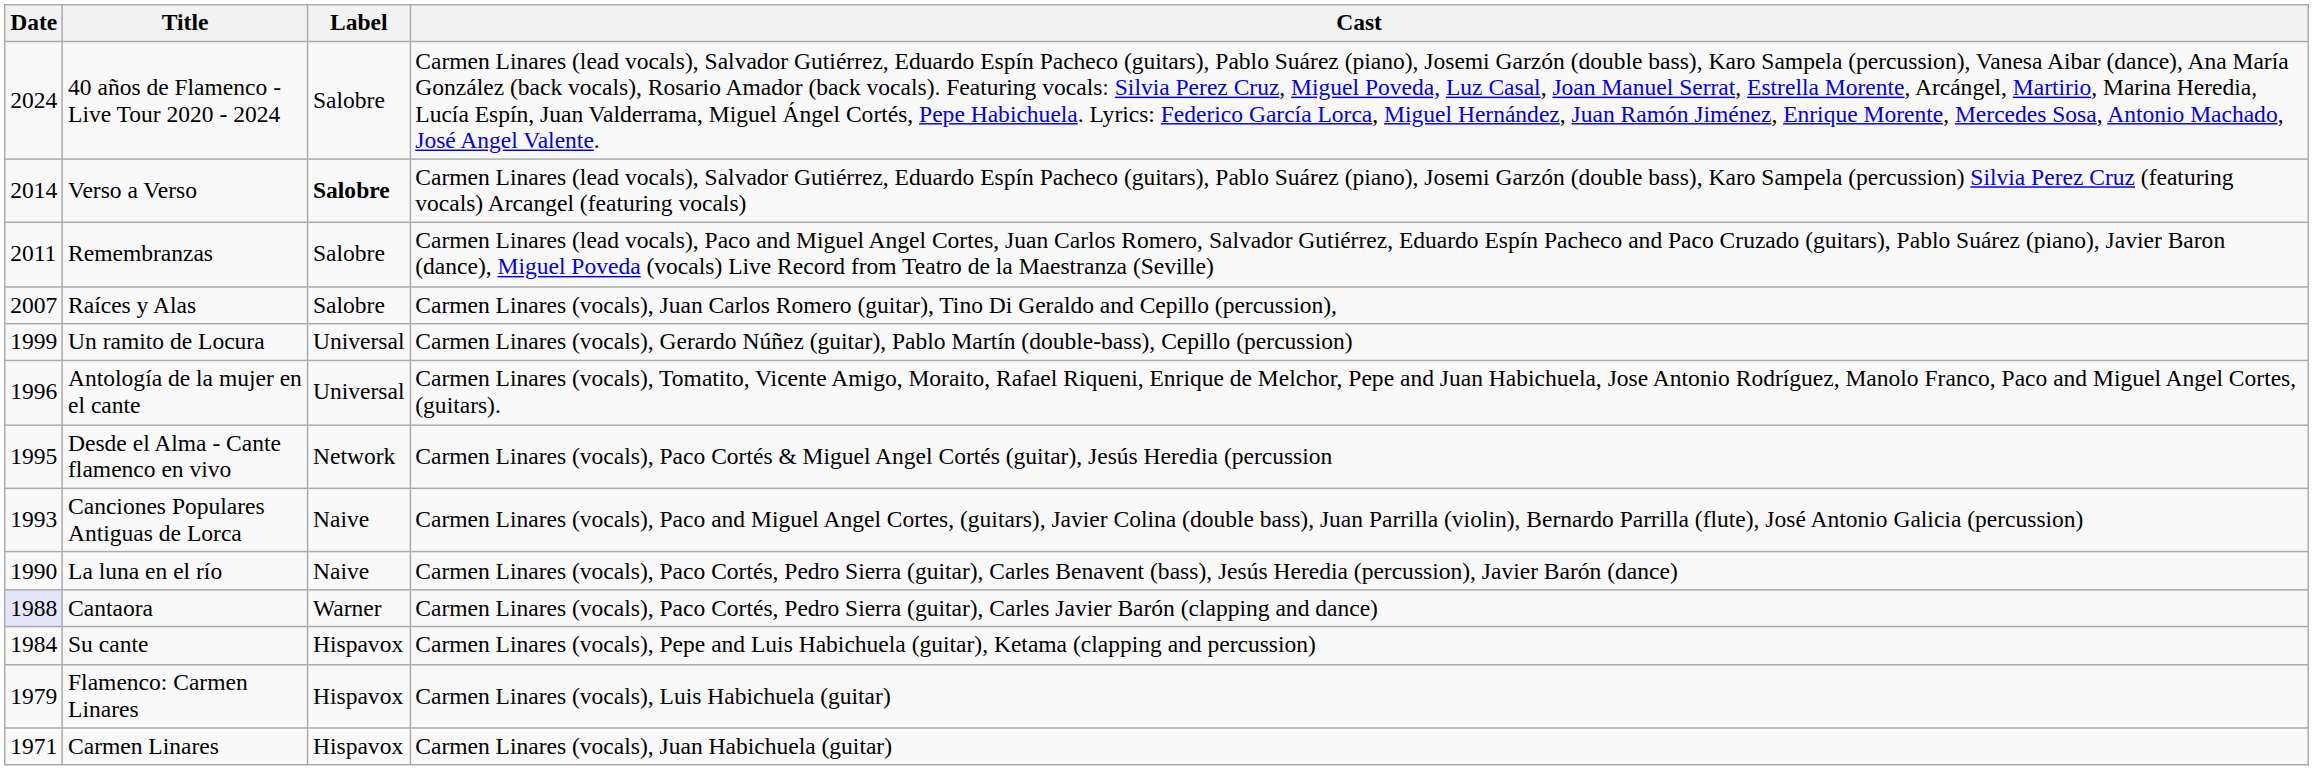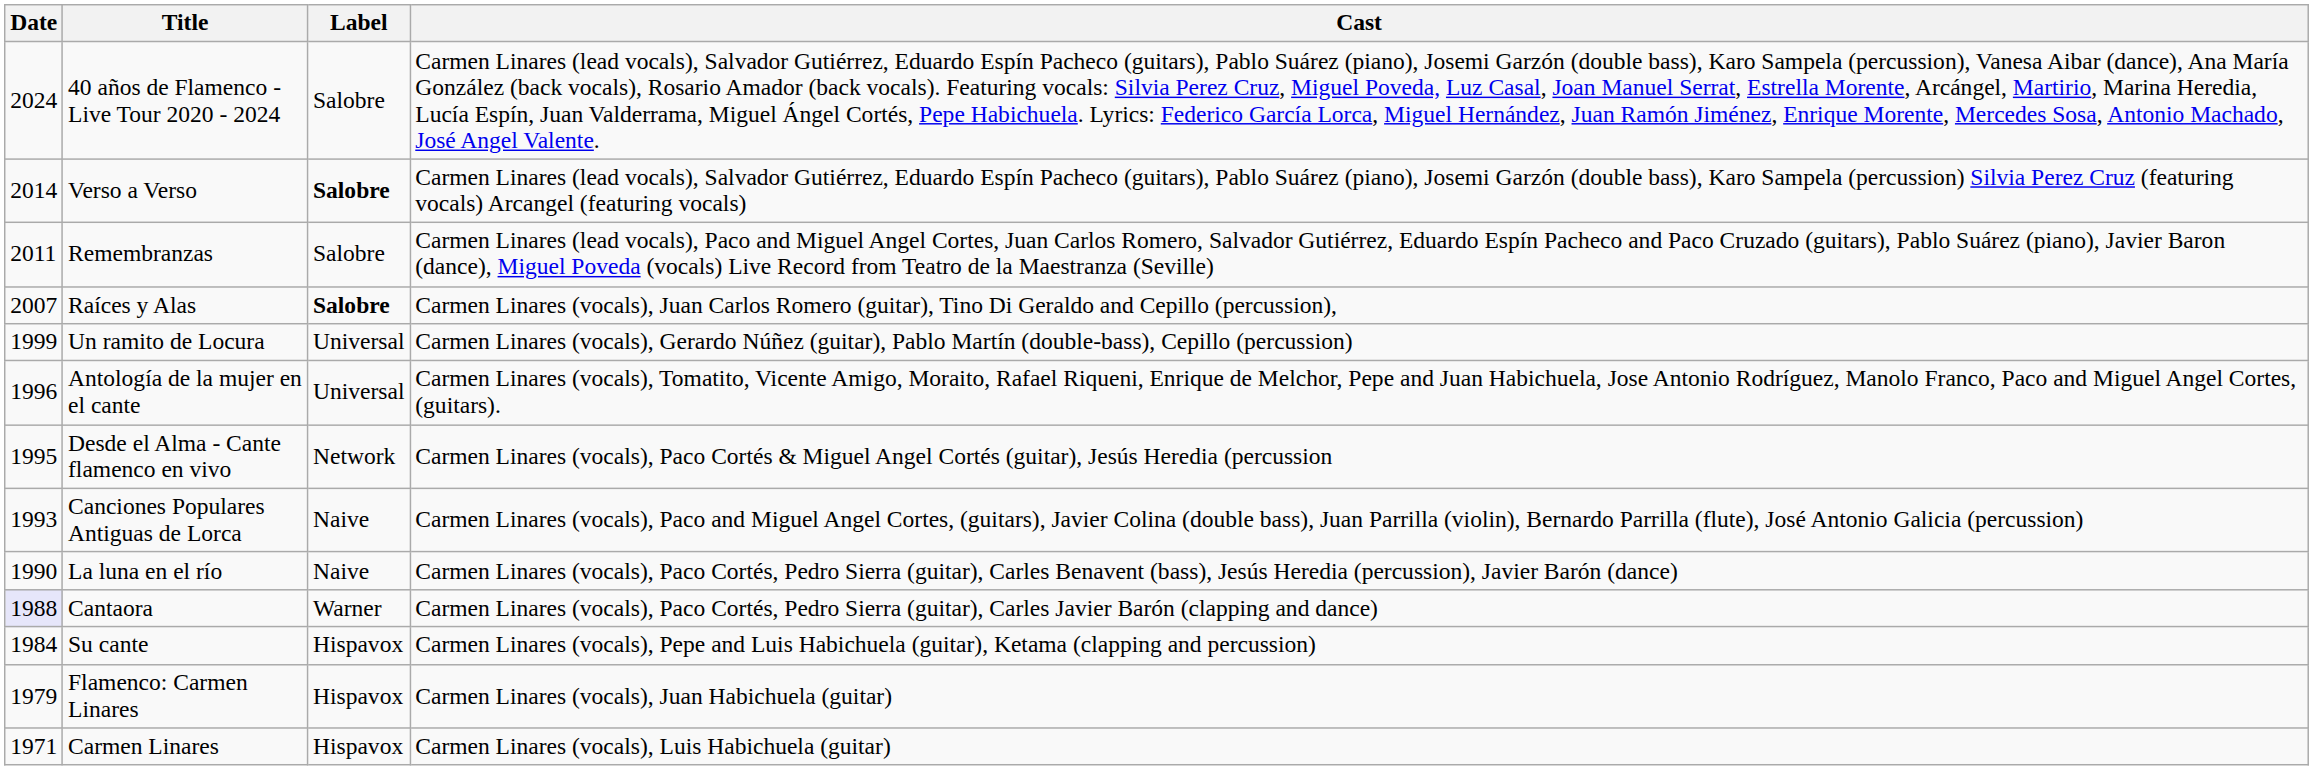(349, 304) normal -> (351, 304) bold
(653, 695) Carmen Linares (vocals), Luis Habichuela (guitar) -> (654, 695) Carmen Linares (vocals), Juan Habichuela (guitar)
(654, 746) Carmen Linares (vocals), Juan Habichuela (guitar) -> (653, 746) Carmen Linares (vocals), Luis Habichuela (guitar)
